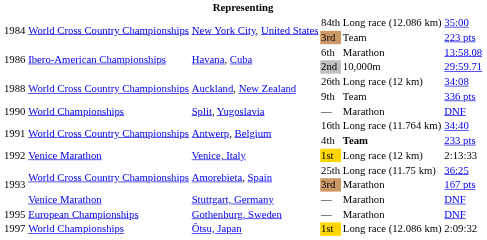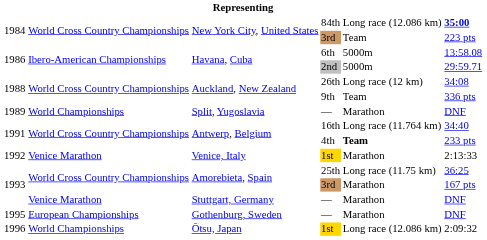(457, 22) normal -> (457, 22) bold
(364, 52) Marathon -> (358, 52) 5000m
(362, 67) 10,000m -> (358, 67) 5000m
(15, 111) 1990 -> (15, 111) 1989
(383, 155) Long race (12 km) -> (364, 155) Marathon
(15, 229) 1997 -> (15, 229) 1996
